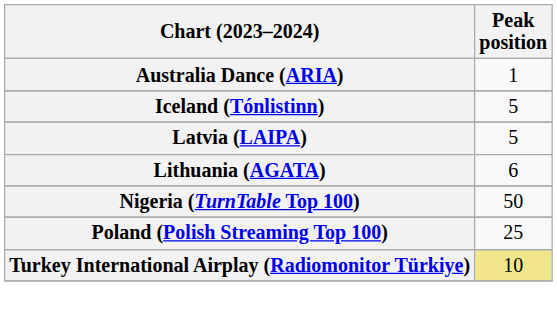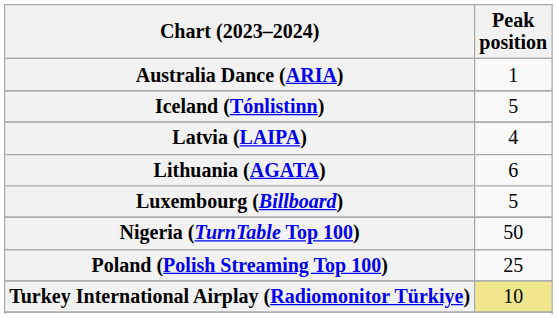(513, 138) 5 -> (513, 138) 4
+ row: (240, 201)
